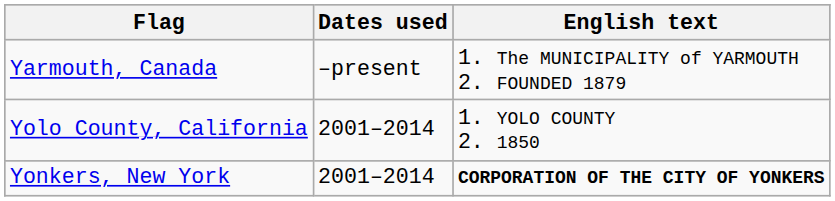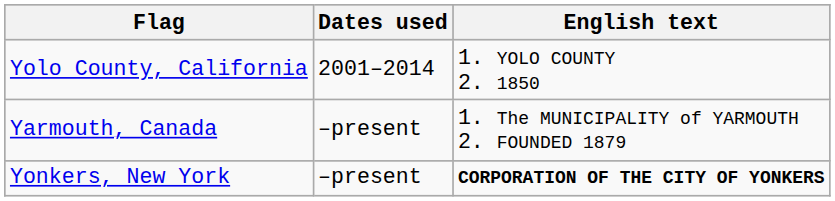rows swapped: (114, 70) <-> (159, 130)
(376, 178) 2001–2014 -> (370, 178) –present
